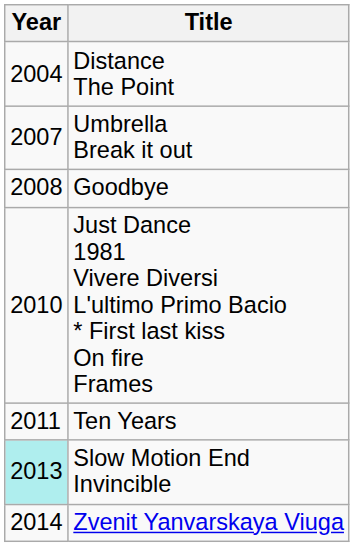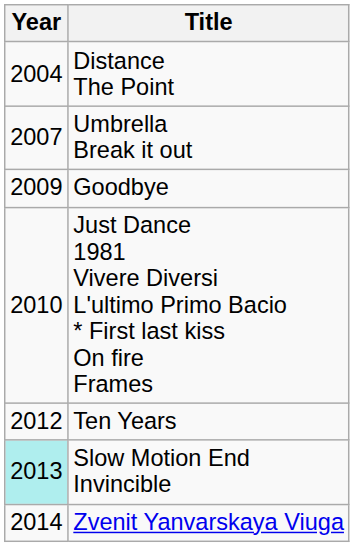(36, 187) 2008 -> (36, 187) 2009
(35, 421) 2011 -> (36, 421) 2012
